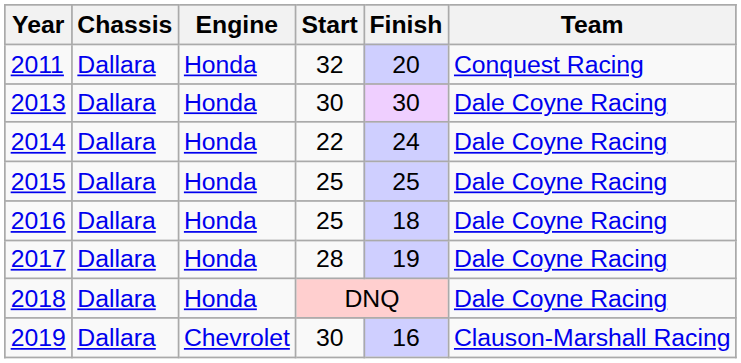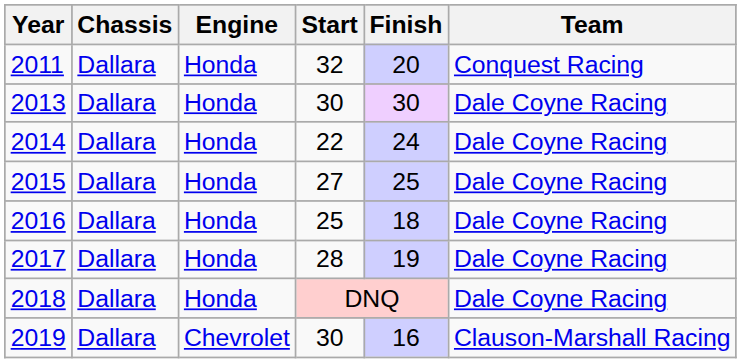(330, 181) 25 -> (330, 181) 27
